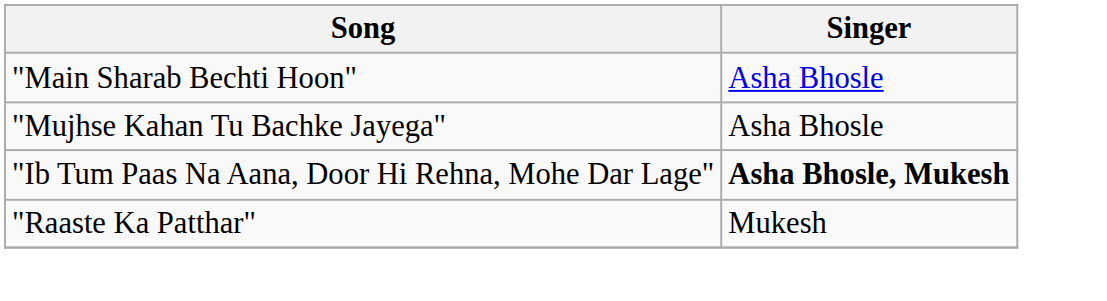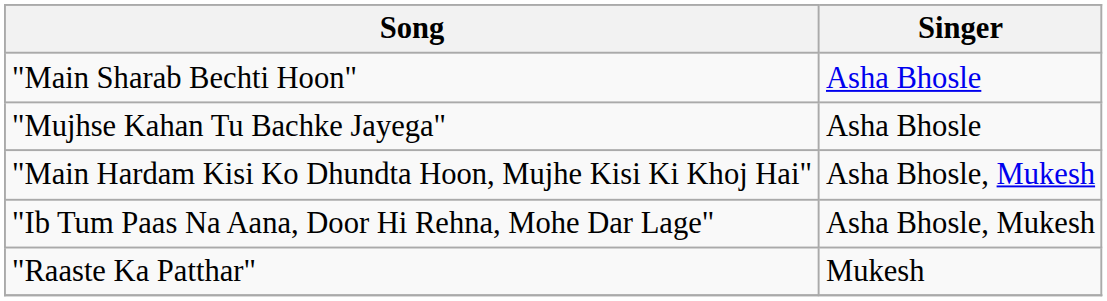+ row: (412, 174)
(869, 174) bold -> (961, 222) normal
